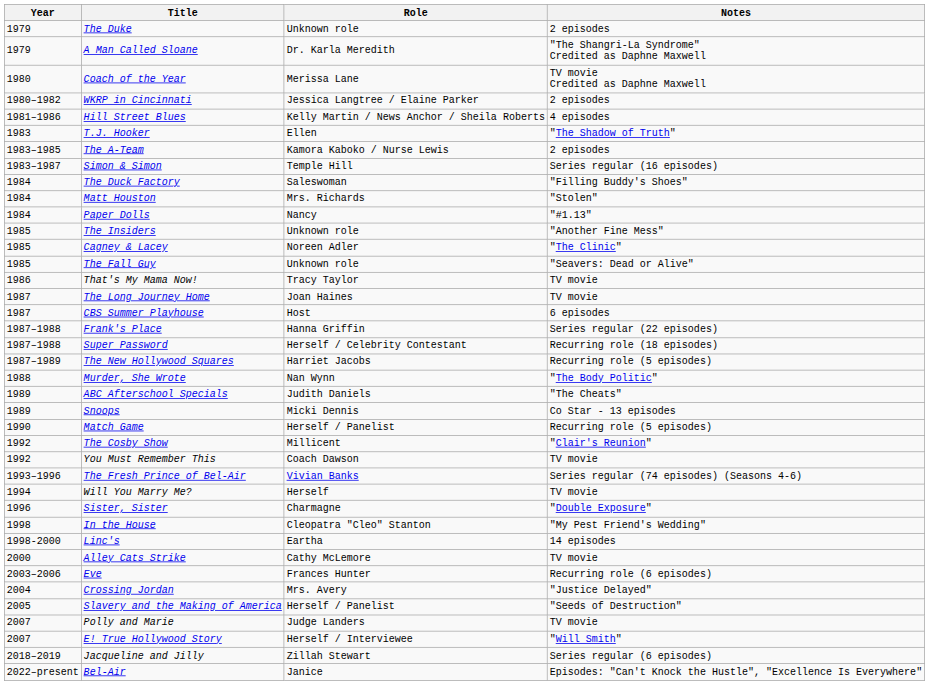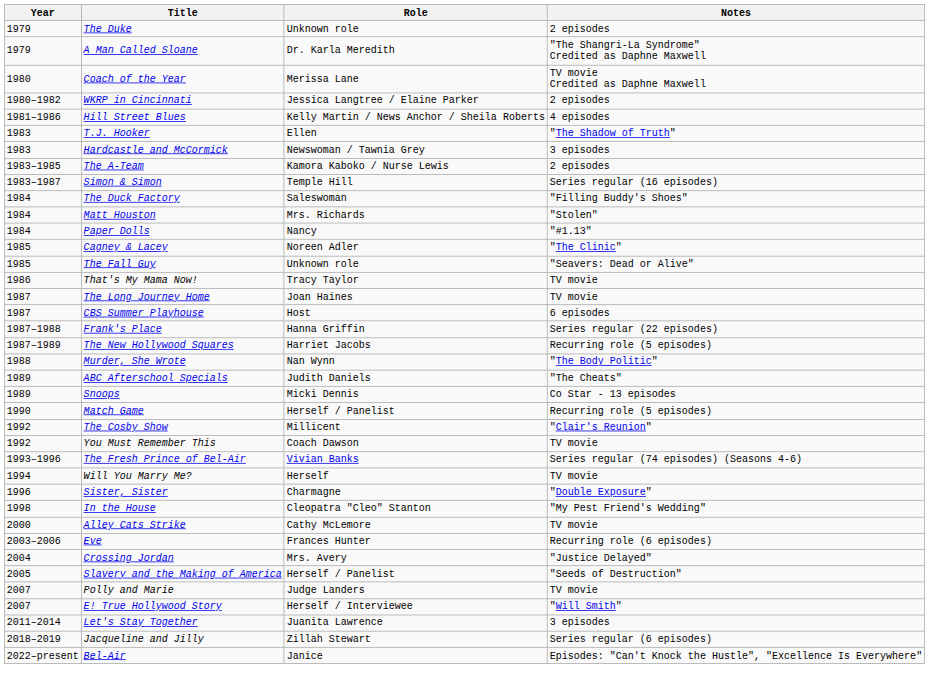+ row: (156, 150)
- row: (120, 231)
- row: (126, 346)
- row: (102, 541)
+ row: (141, 623)
